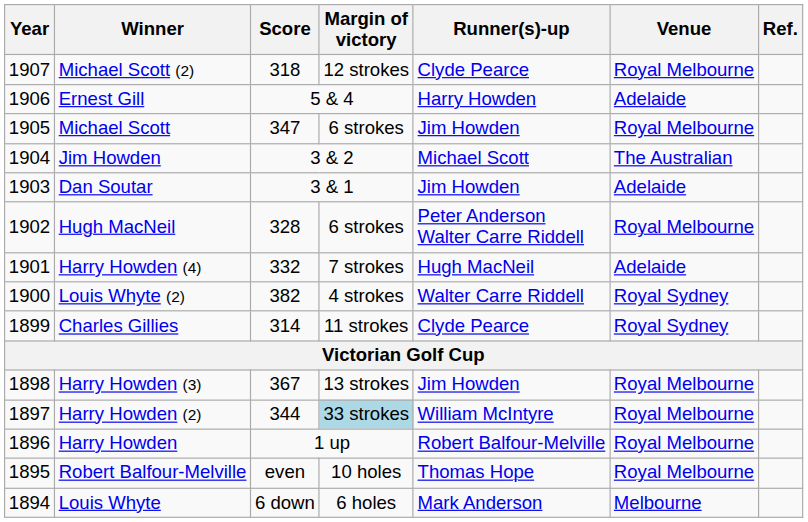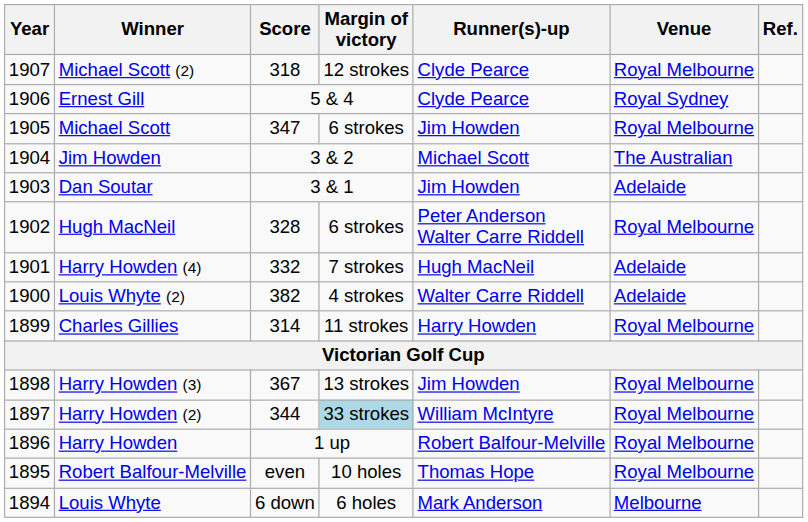(477, 98) Harry Howden -> (473, 98) Clyde Pearce
(650, 98) Adelaide -> (671, 98) Royal Sydney
(671, 296) Royal Sydney -> (650, 296) Adelaide
(473, 325) Clyde Pearce -> (477, 325) Harry Howden
(671, 325) Royal Sydney -> (684, 325) Royal Melbourne
